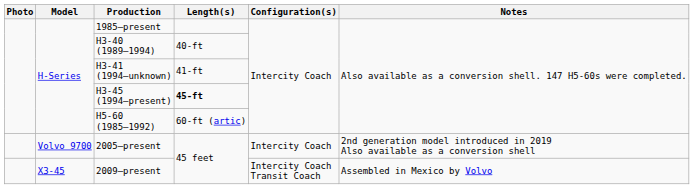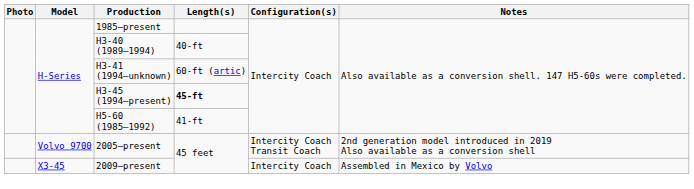(189, 71) 41-ft -> (211, 71) 60-ft (artic)
(211, 121) 60-ft (artic) -> (189, 121) 41-ft
(291, 146) Intercity Coach -> (291, 146) Intercity Coach Transit Coach
(291, 171) Intercity Coach Transit Coach -> (291, 166) Intercity Coach
